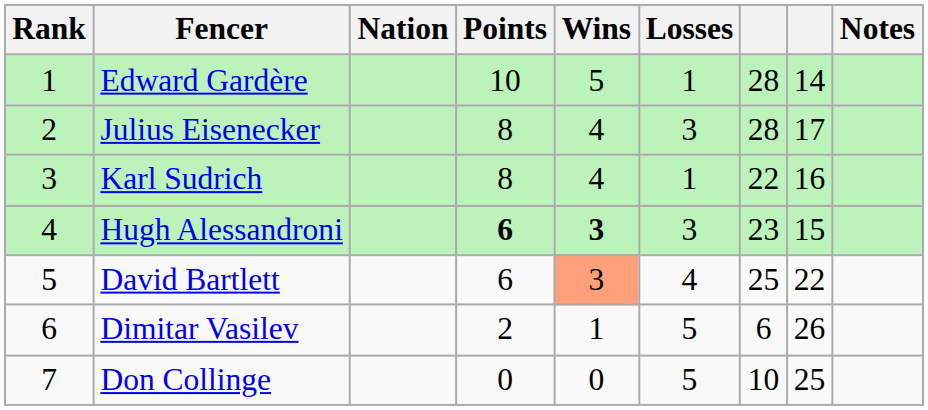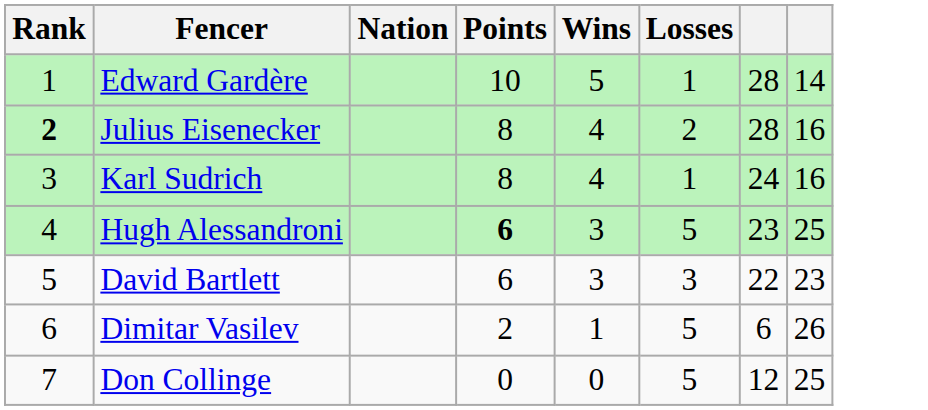- column: (878, 29)
(49, 129) normal -> (49, 129) bold
(689, 129) 3 -> (689, 129) 2
(810, 129) 17 -> (810, 129) 16
(764, 179) 22 -> (764, 179) 24
(596, 229) bold -> (596, 229) normal
(689, 229) 3 -> (689, 229) 5
(810, 229) 15 -> (810, 229) 25
(596, 279) lightsalmon background -> (596, 279) no background
(689, 279) 4 -> (689, 279) 3
(764, 279) 25 -> (764, 279) 22
(810, 279) 22 -> (810, 279) 23
(764, 379) 10 -> (764, 379) 12
